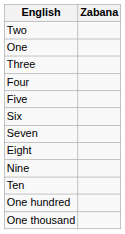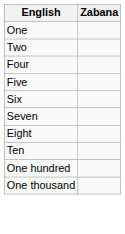rows swapped: (17, 47) <-> (17, 30)
- row: (21, 64)
- row: (18, 168)
